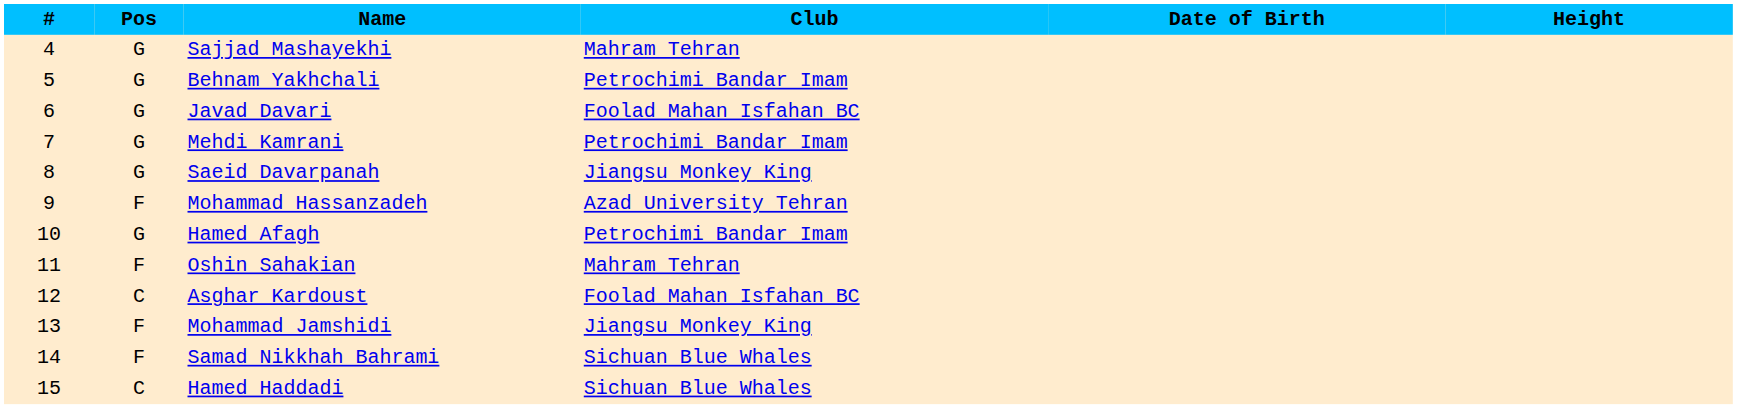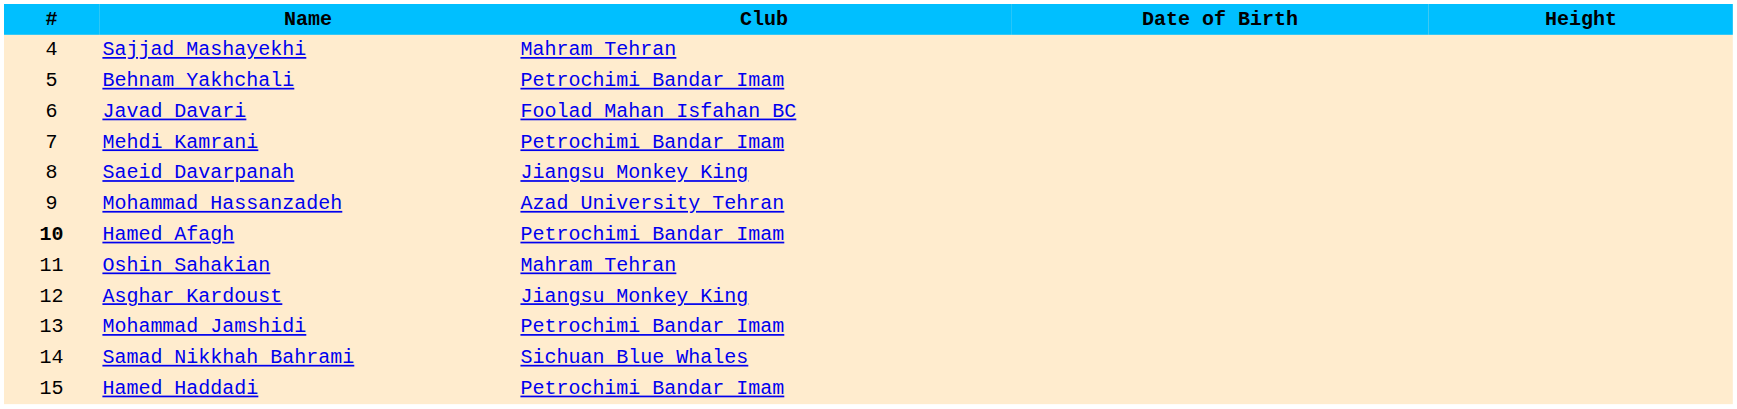- column: (139, 19)
(49, 235) normal -> (51, 235) bold
(722, 296) Foolad Mahan Isfahan BC -> (634, 296) Jiangsu Monkey King
(698, 327) Jiangsu Monkey King -> (652, 327) Petrochimi Bandar Imam
(698, 389) Sichuan Blue Whales -> (652, 389) Petrochimi Bandar Imam
